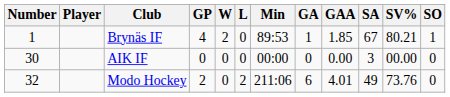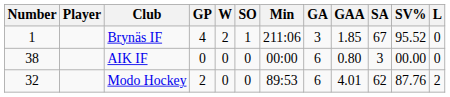columns swapped: (243, 15) <-> (433, 15)
(273, 37) 89:53 -> (282, 37) 211:06
(308, 37) 1 -> (317, 37) 3
(402, 37) 80.21 -> (411, 37) 95.52
(32, 59) 30 -> (32, 59) 38
(308, 59) 0 -> (317, 59) 6
(340, 59) 0.00 -> (349, 59) 0.80
(273, 80) 211:06 -> (282, 80) 89:53
(371, 80) 49 -> (380, 80) 62
(402, 80) 73.76 -> (411, 80) 87.76
